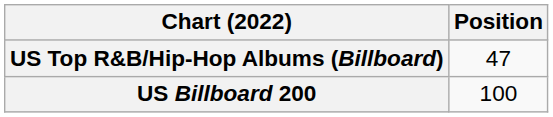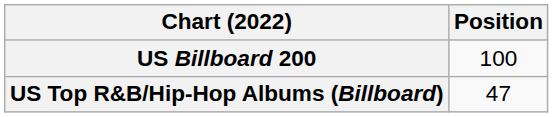rows swapped: (227, 93) <-> (227, 58)
